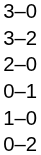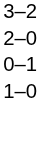- row: (20, 11)
- row: (20, 144)
